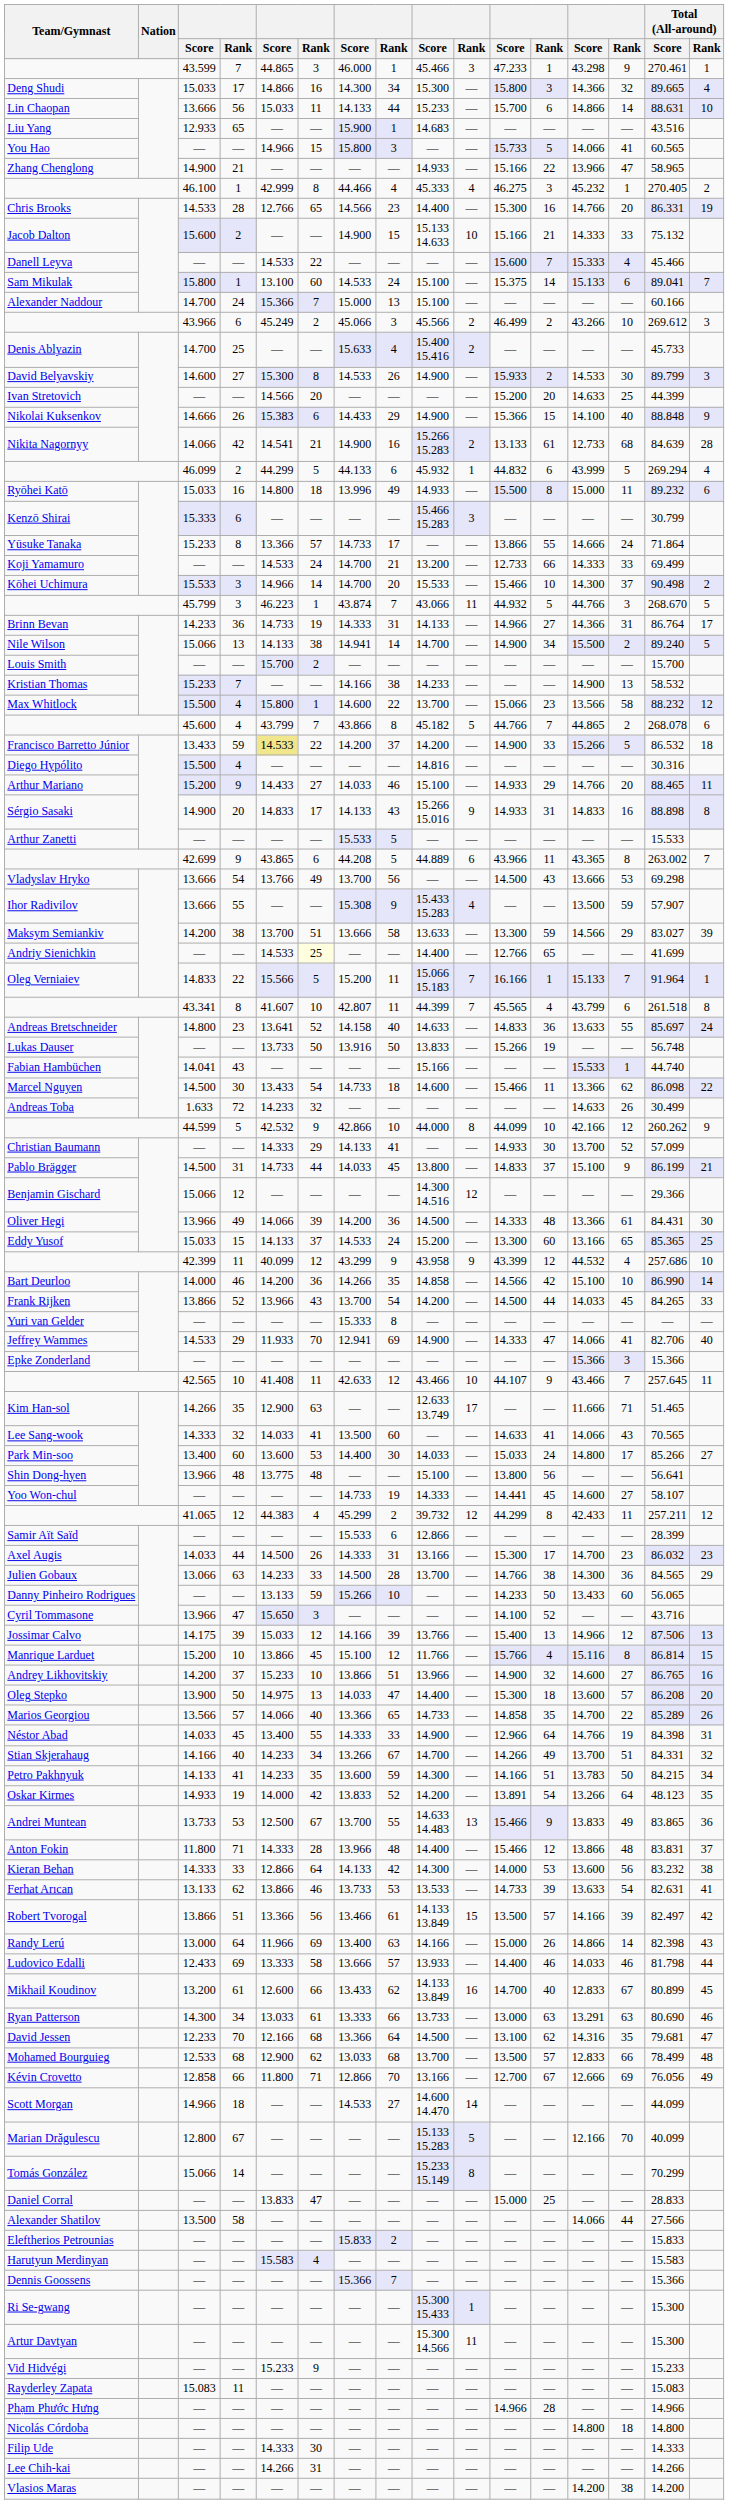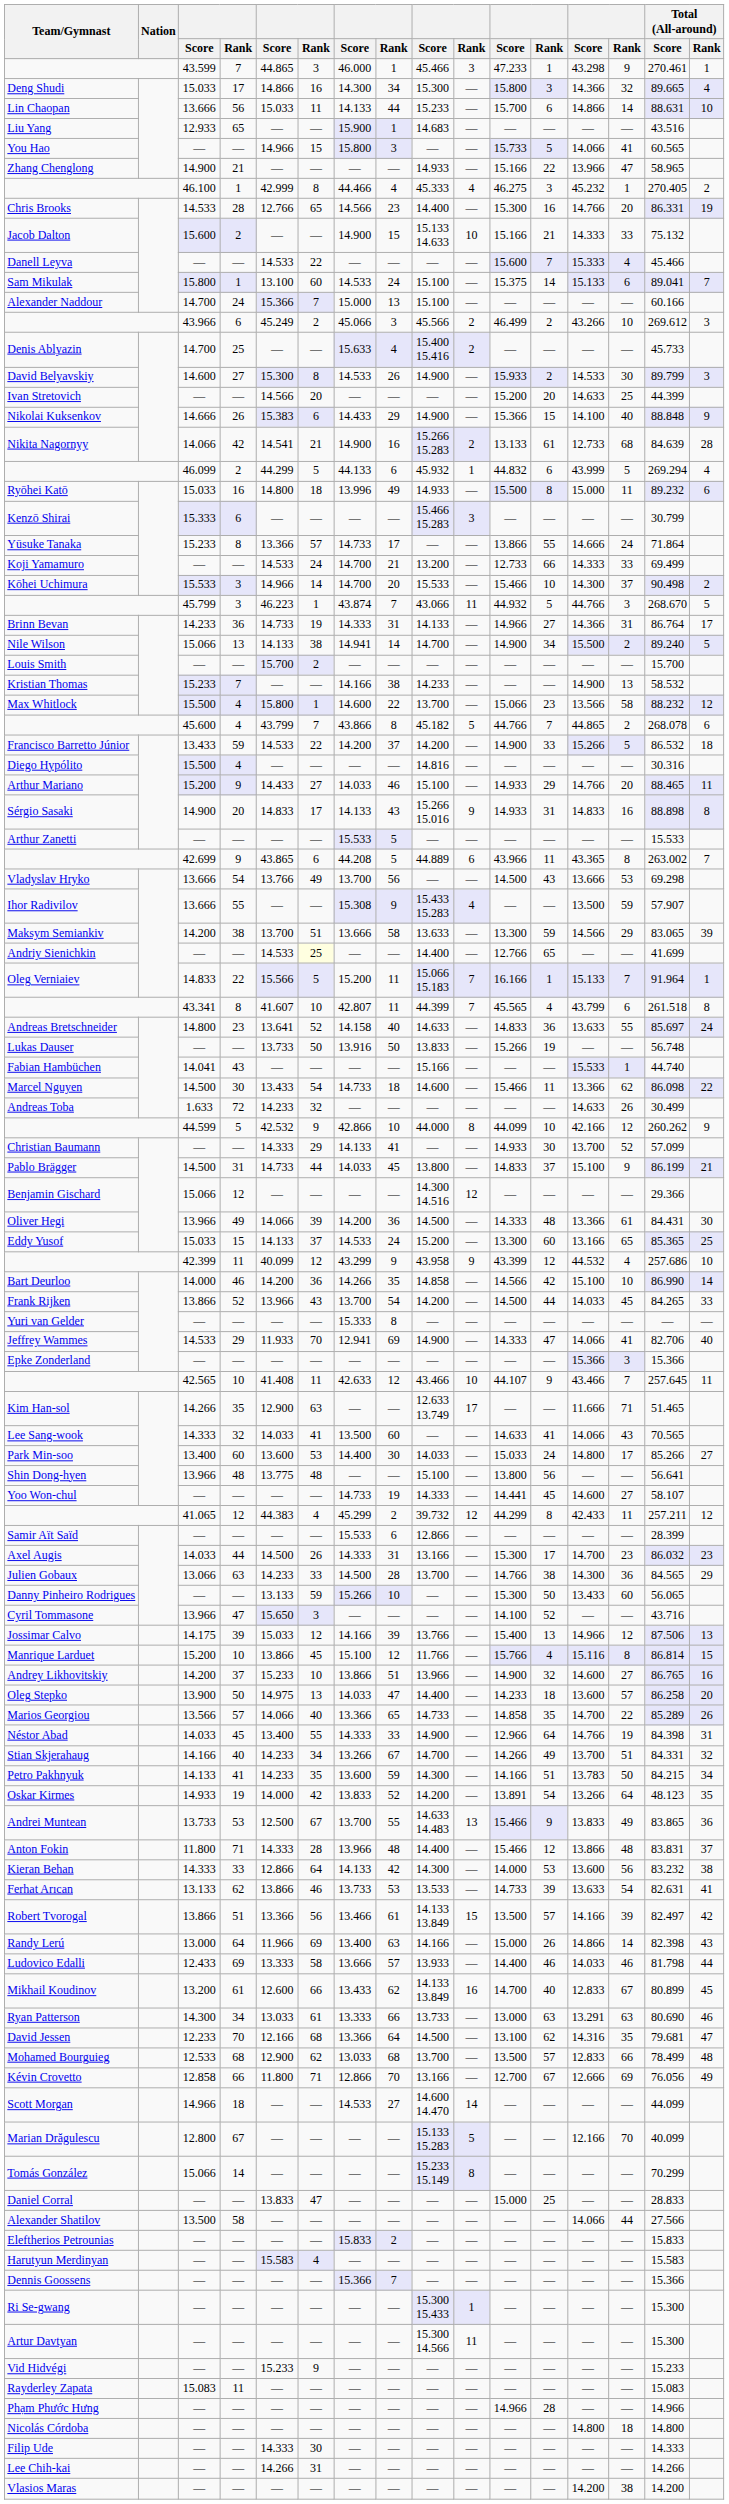(277, 744) khaki background -> (277, 744) no background
(667, 933) 83.027 -> (667, 933) 83.065
(510, 1595) 14.233 -> (510, 1595) 15.300
(510, 1695) 15.300 -> (510, 1695) 14.233
(667, 1695) 86.208 -> (667, 1695) 86.258
